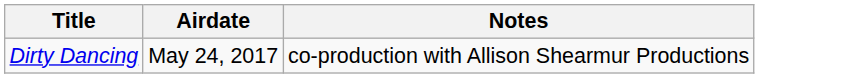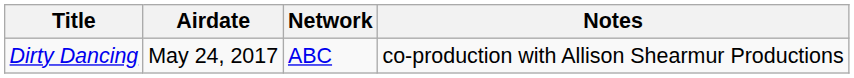+ column: (330, 21)
